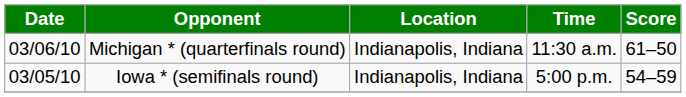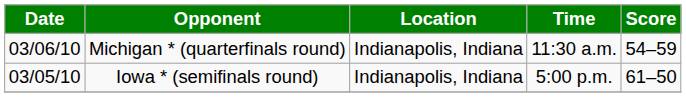(651, 48) 61–50 -> (651, 48) 54–59
(651, 77) 54–59 -> (651, 77) 61–50
